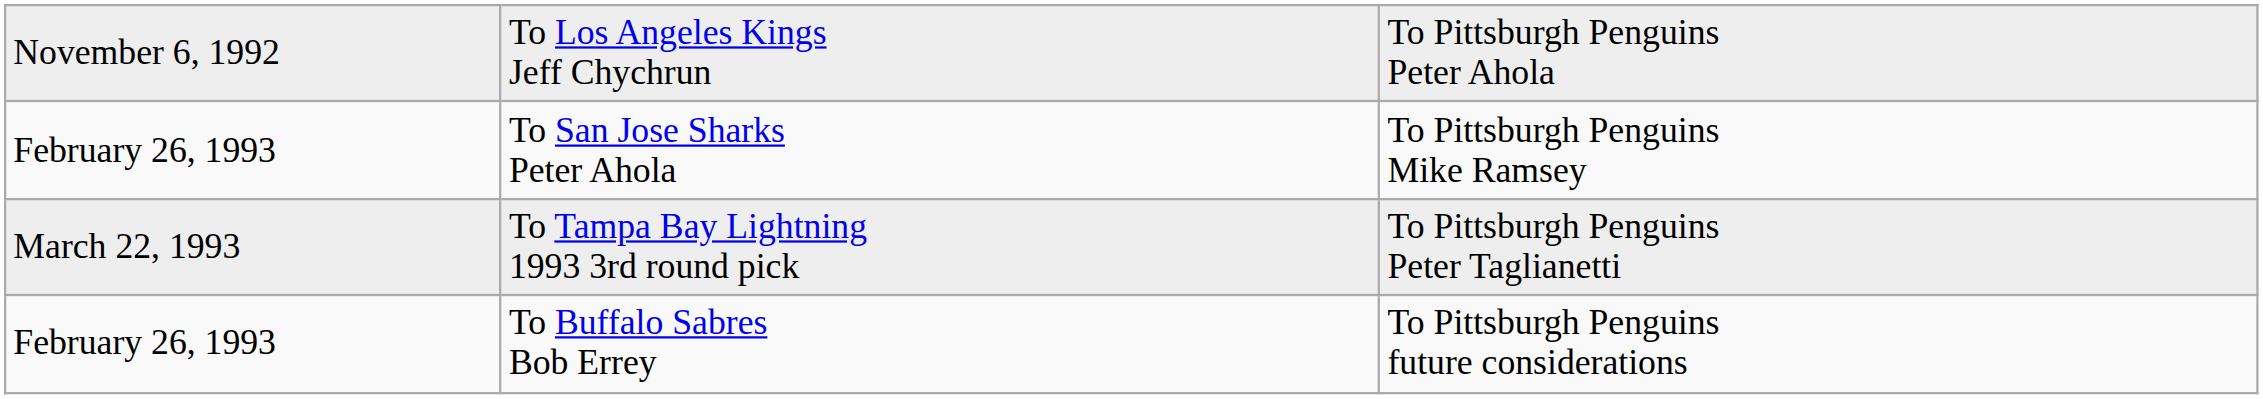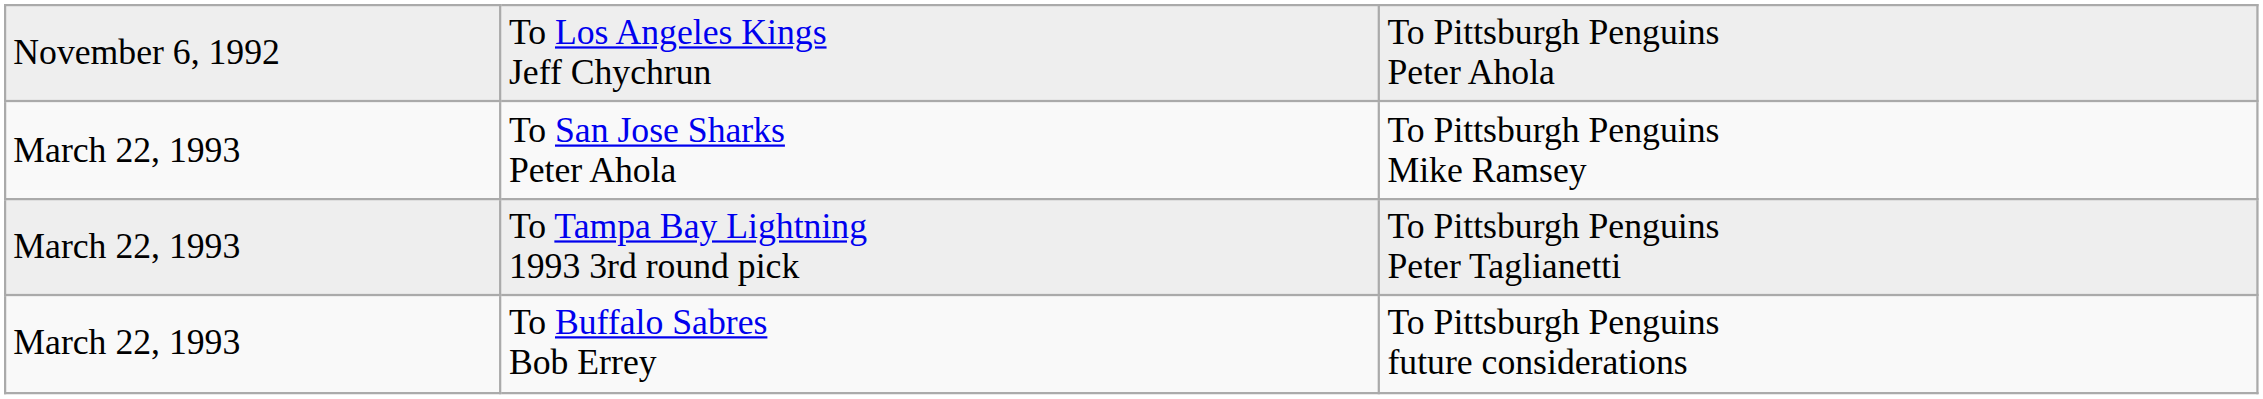(145, 149) February 26, 1993 -> (127, 149) March 22, 1993
(145, 343) February 26, 1993 -> (127, 343) March 22, 1993
